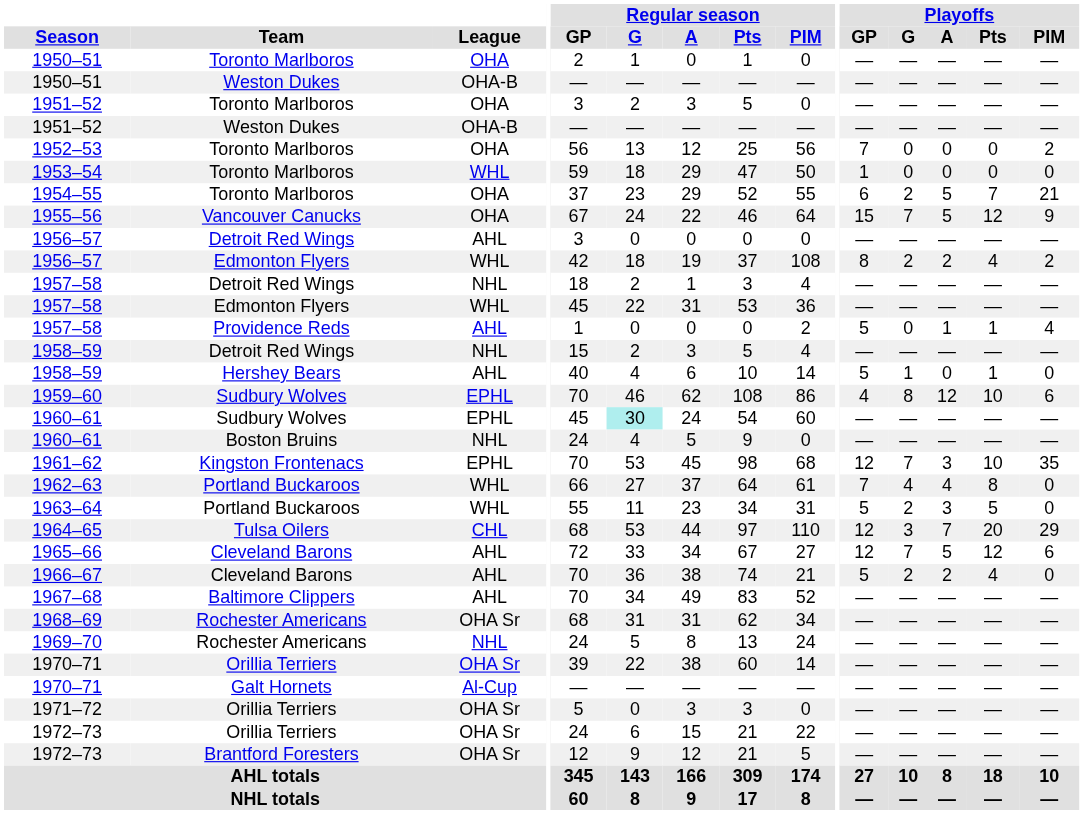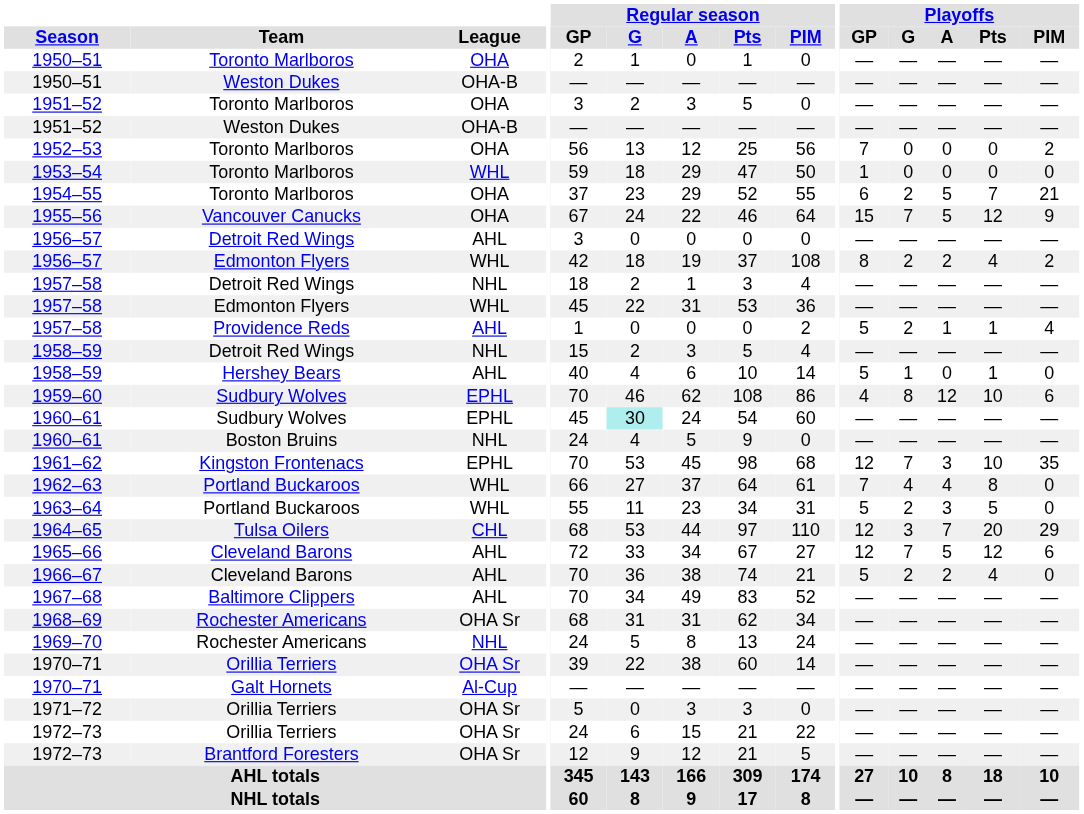(908, 328) 0 -> (908, 328) 2
